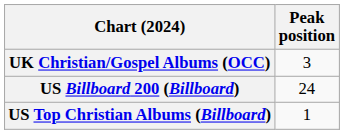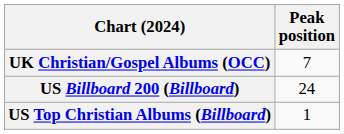(307, 62) 3 -> (307, 62) 7
